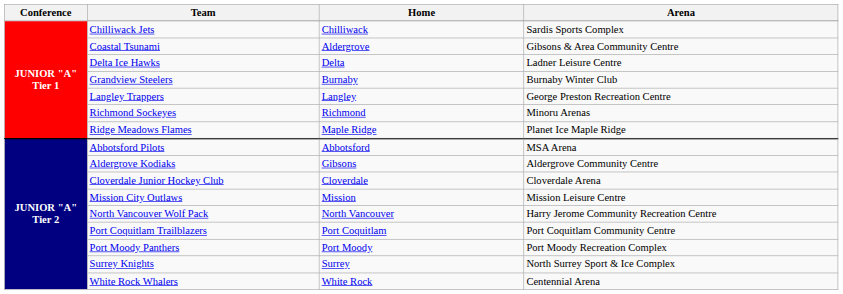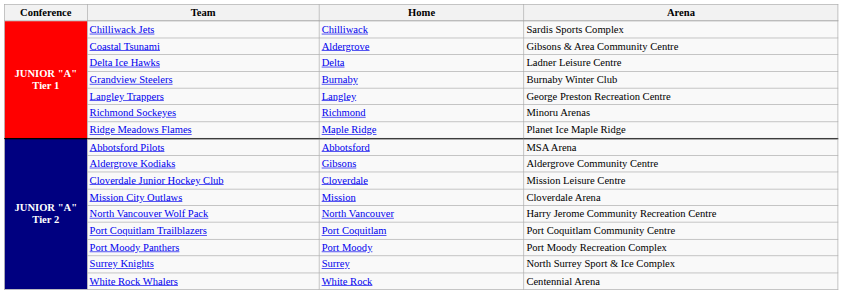(563, 180) Cloverdale Arena -> (576, 180) Mission Leisure Centre
(576, 197) Mission Leisure Centre -> (563, 197) Cloverdale Arena
